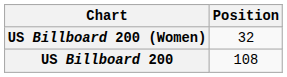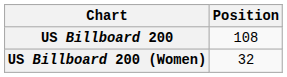rows swapped: (107, 61) <-> (107, 38)
